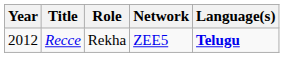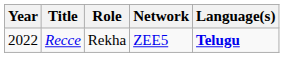(23, 40) 2012 -> (23, 40) 2022
